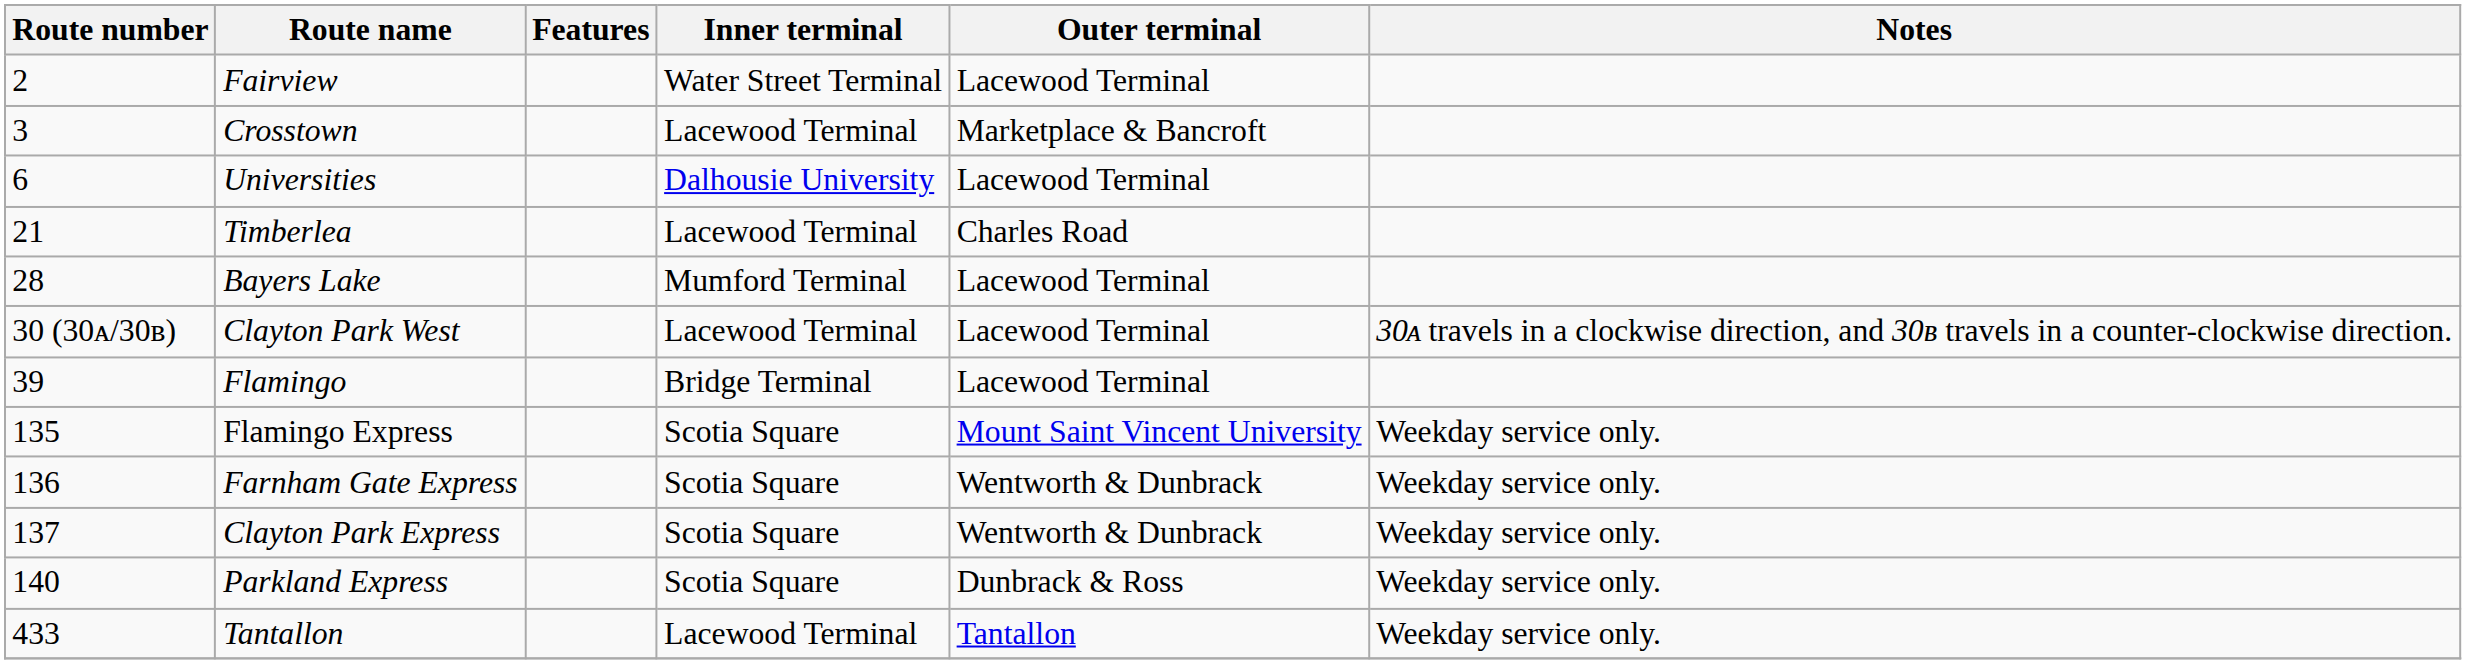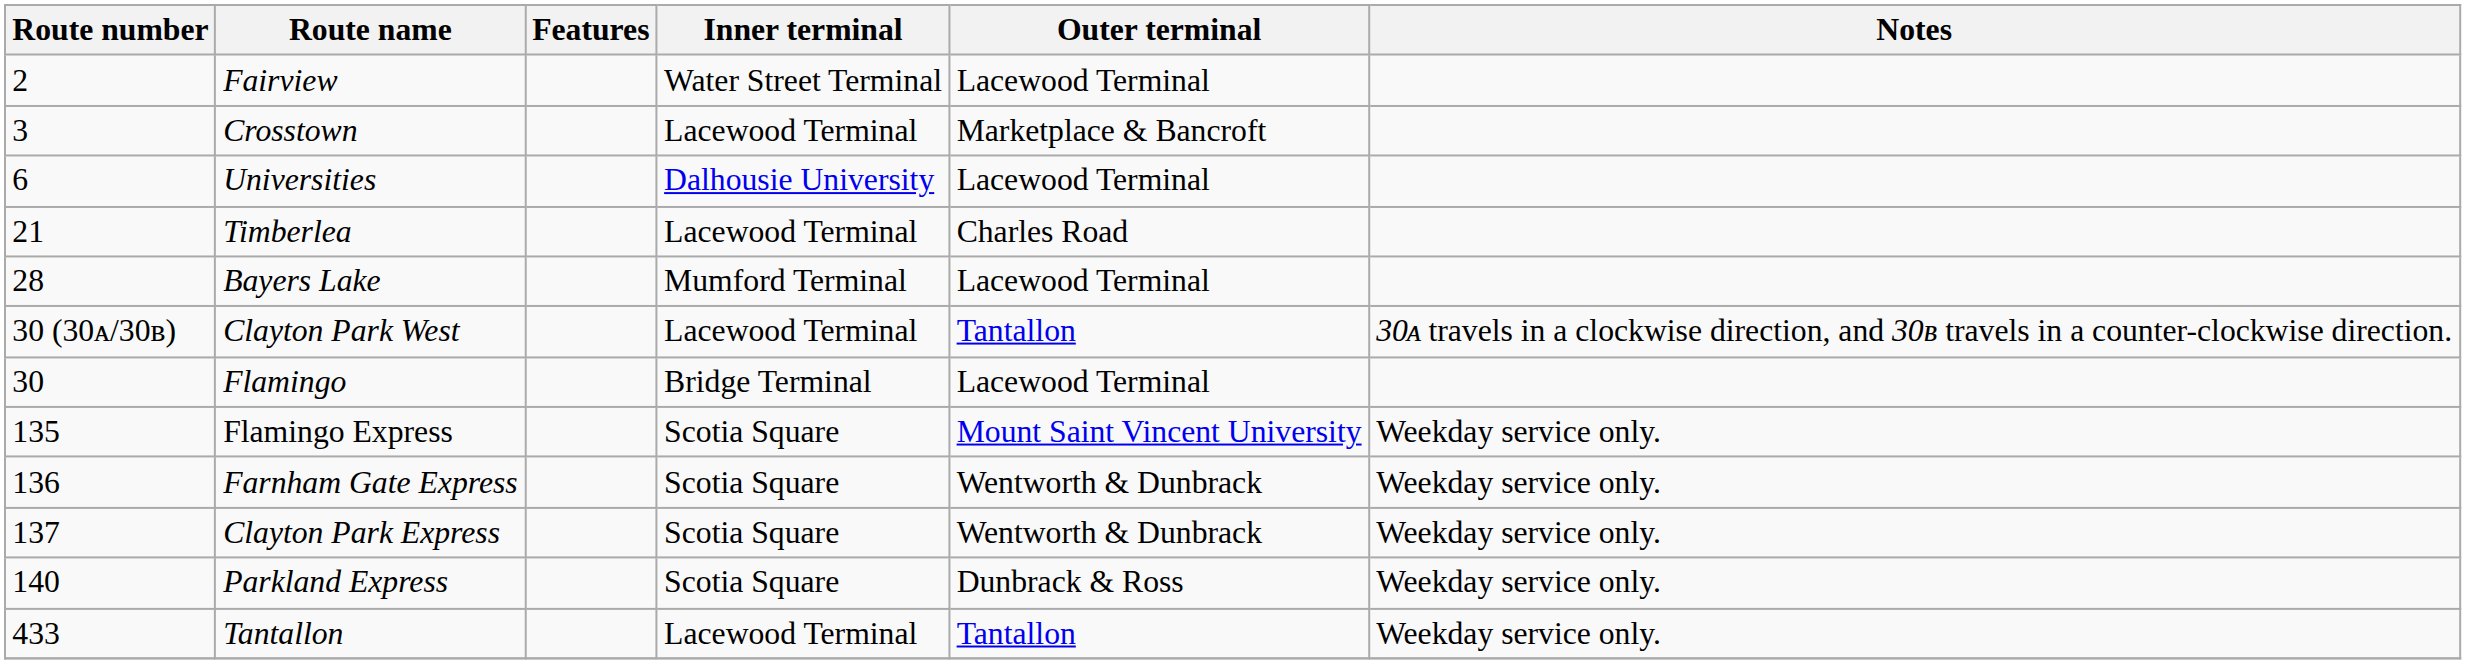(1083, 331) Lacewood Terminal -> (1016, 331) Tantallon
(28, 381) 39 -> (28, 381) 30
